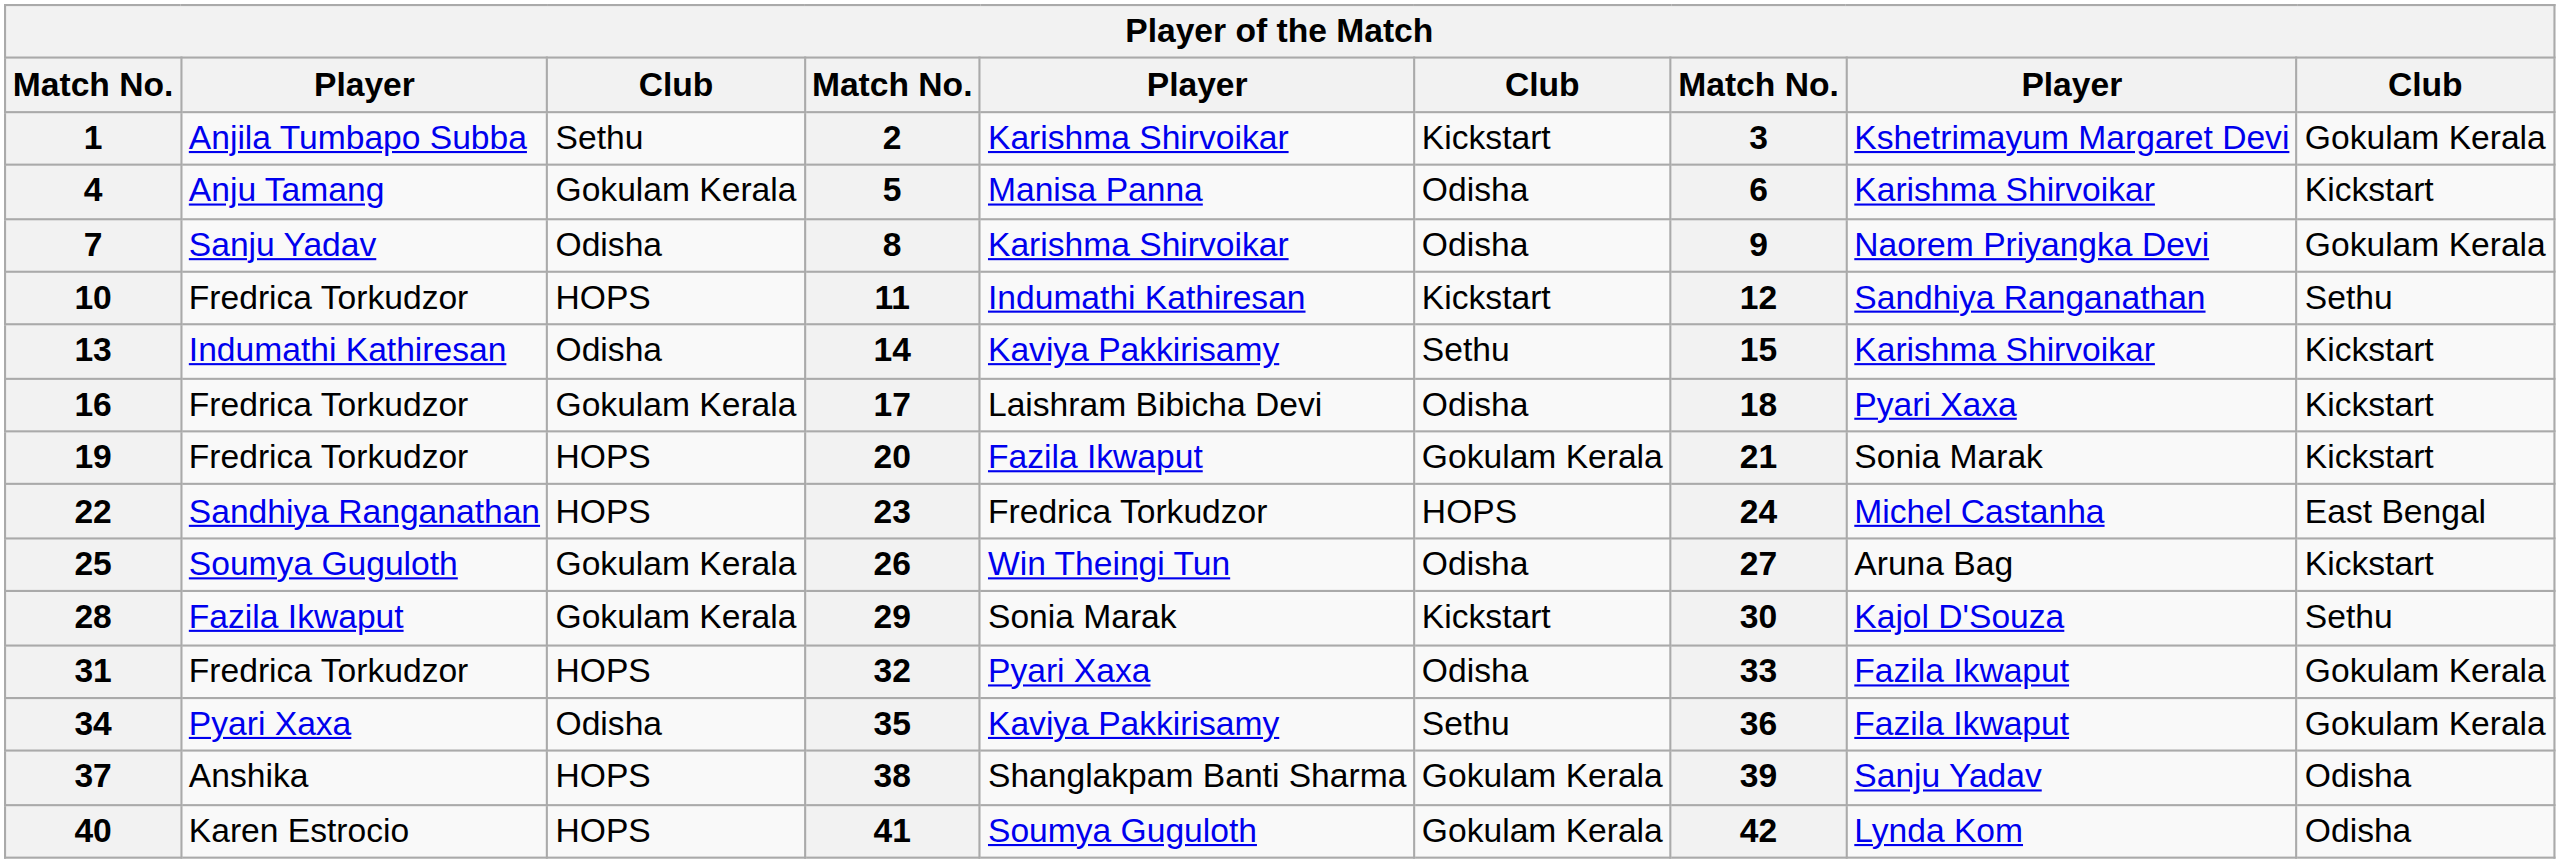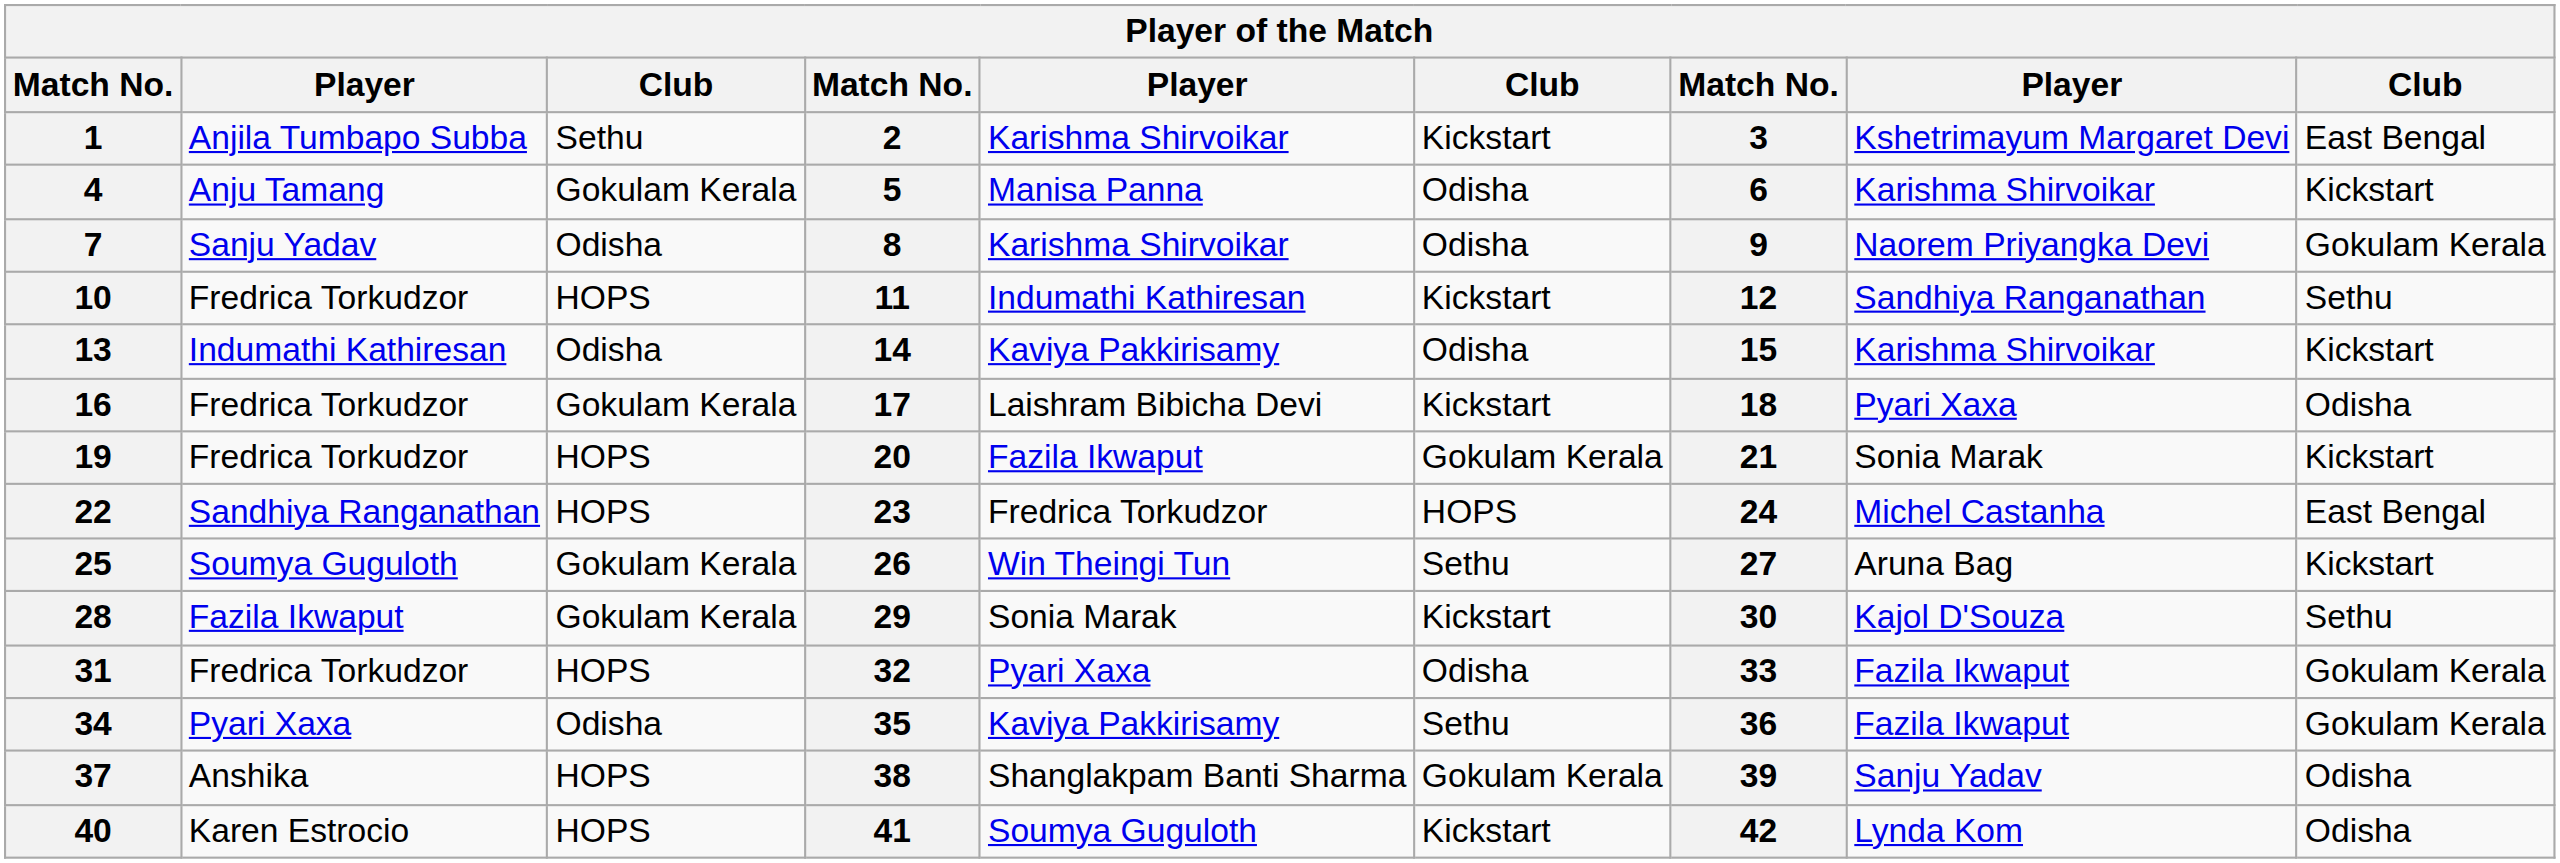(2425, 137) Gokulam Kerala -> (2395, 137) East Bengal
(1466, 350) Sethu -> (1475, 350) Odisha
(1475, 404) Odisha -> (1486, 404) Kickstart
(2369, 404) Kickstart -> (2358, 404) Odisha
(1475, 564) Odisha -> (1466, 564) Sethu
(1542, 830) Gokulam Kerala -> (1486, 830) Kickstart
